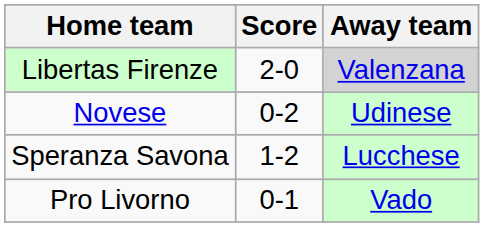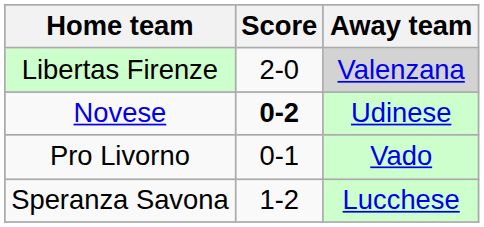(279, 112) normal -> (279, 112) bold
rows swapped: (120, 156) <-> (120, 199)
